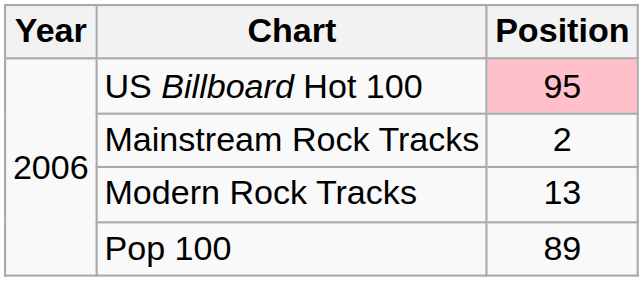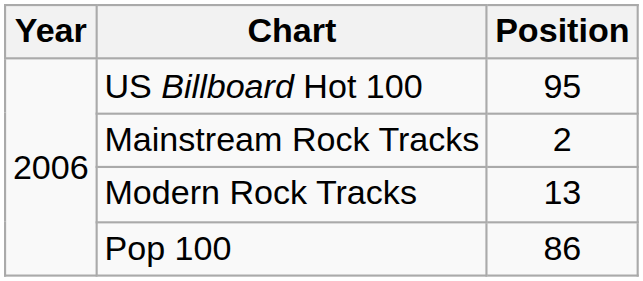(562, 85) pink background -> (562, 85) no background
(562, 247) 89 -> (562, 247) 86
